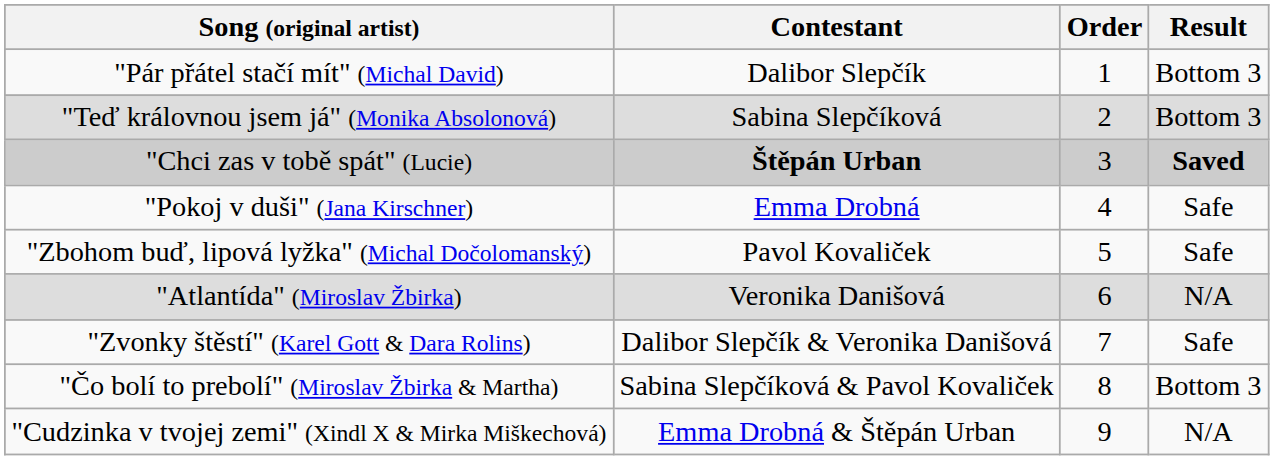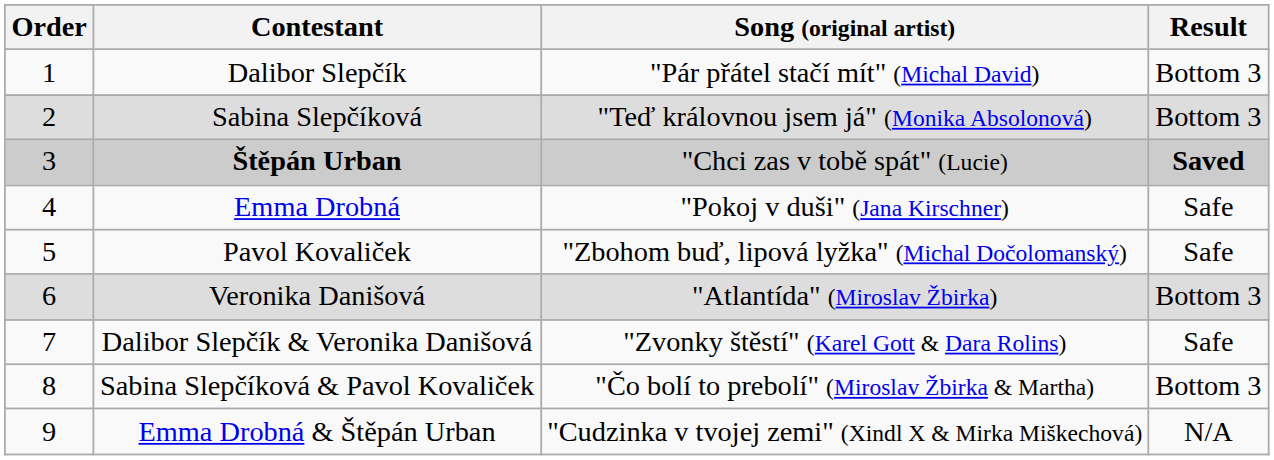columns swapped: (1104, 26) <-> (309, 26)
(1208, 296) N/A -> (1208, 296) Bottom 3
